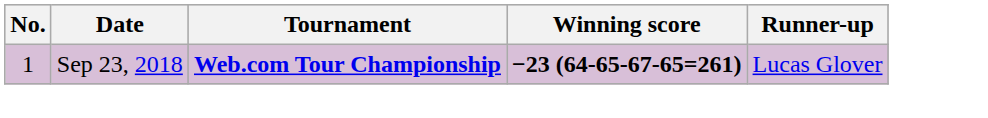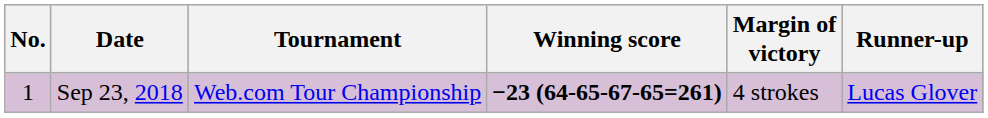+ column: (784, 38)
(347, 64) bold -> (338, 92) normal
